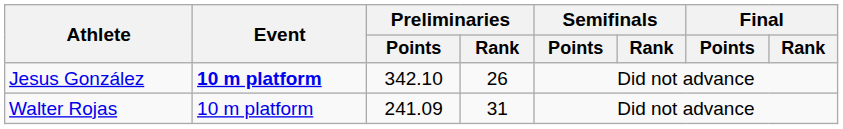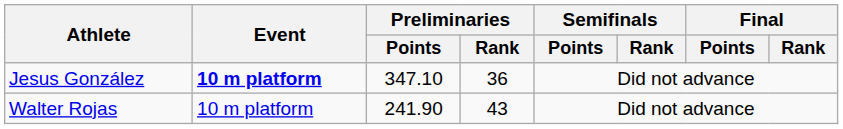(414, 78) 342.10 -> (414, 78) 347.10
(497, 78) 26 -> (497, 78) 36
(414, 108) 241.09 -> (414, 108) 241.90
(497, 108) 31 -> (497, 108) 43
